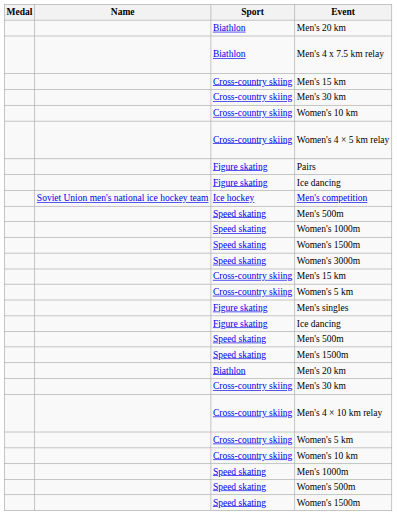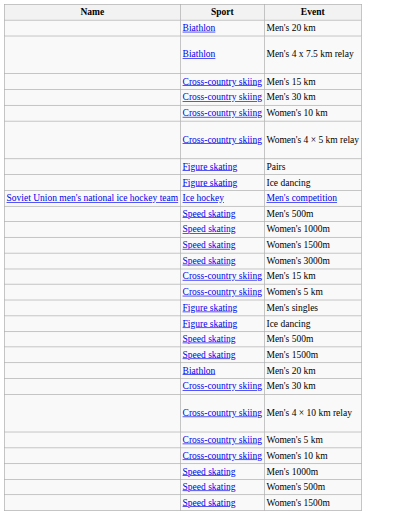- column: (19, 12)
